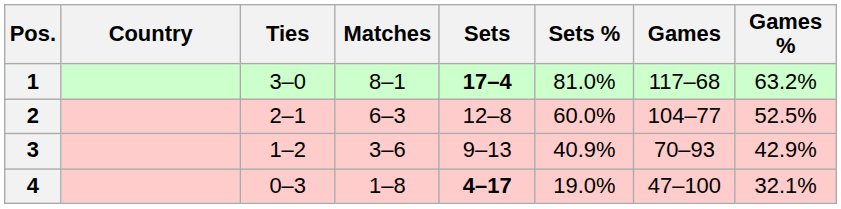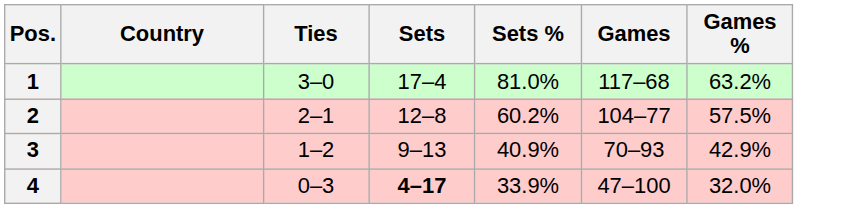- column: (387, 34)
(487, 81) bold -> (422, 81) normal
(584, 116) 60.0% -> (528, 116) 60.2%
(786, 116) 52.5% -> (740, 116) 57.5%
(584, 185) 19.0% -> (528, 185) 33.9%
(786, 185) 32.1% -> (740, 185) 32.0%
